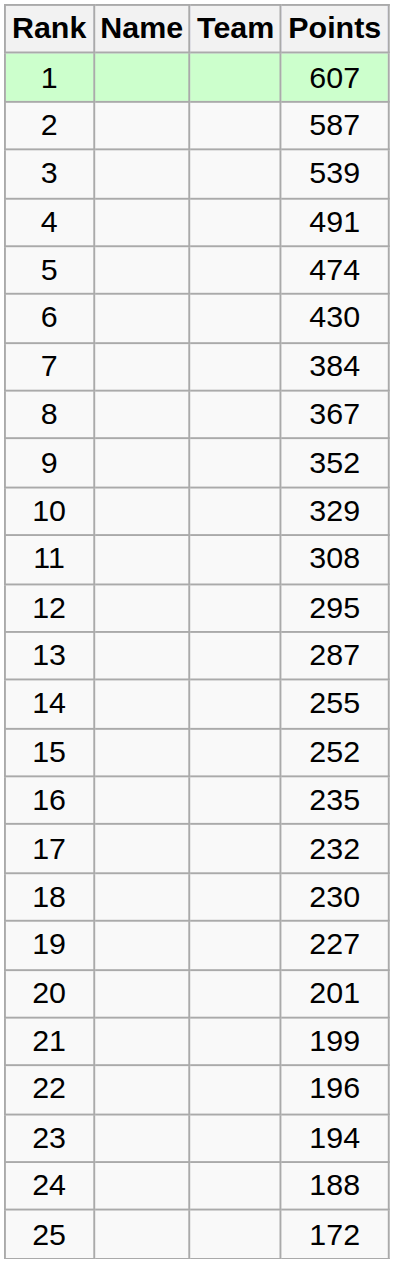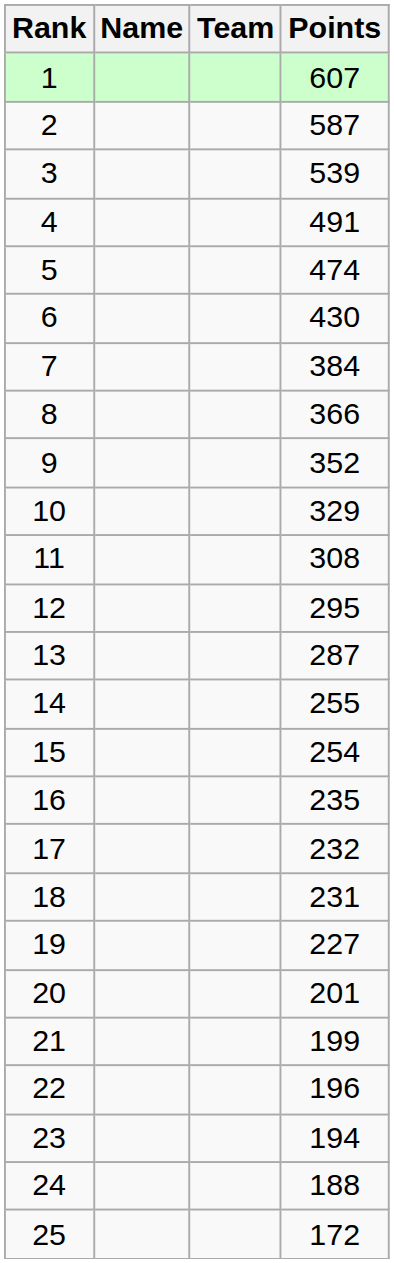(335, 414) 367 -> (335, 414) 366
(335, 751) 252 -> (335, 751) 254
(335, 896) 230 -> (335, 896) 231
